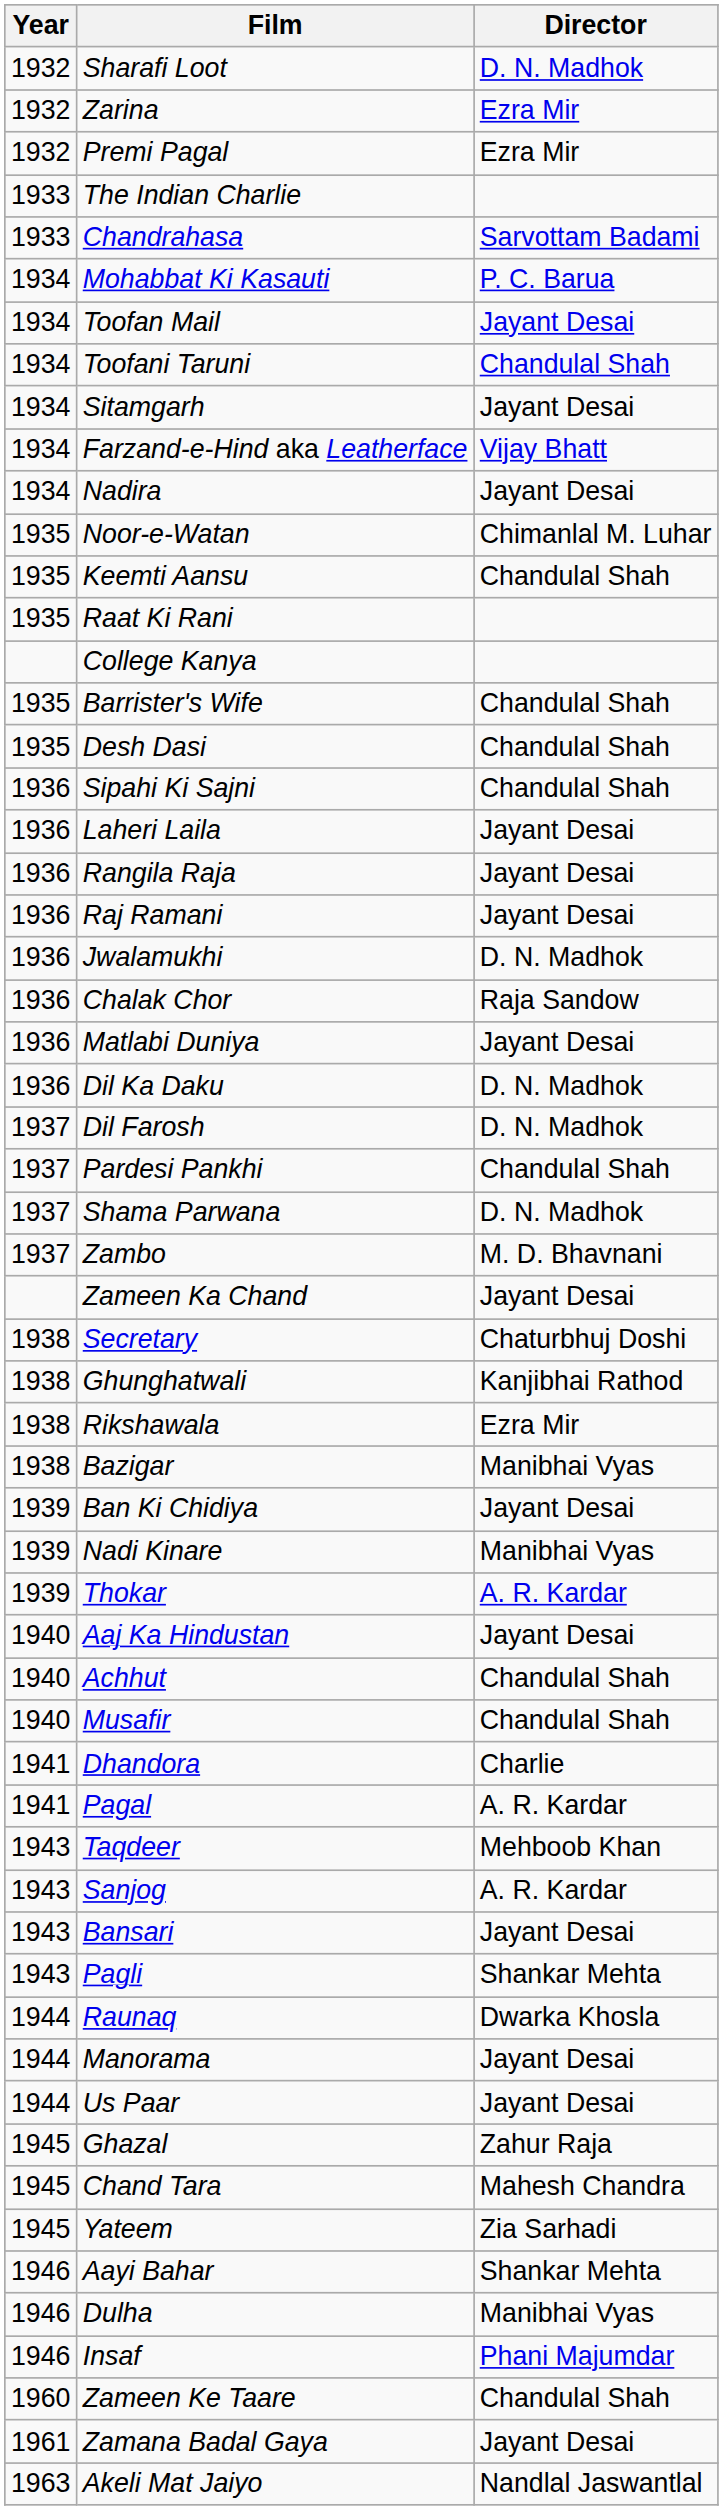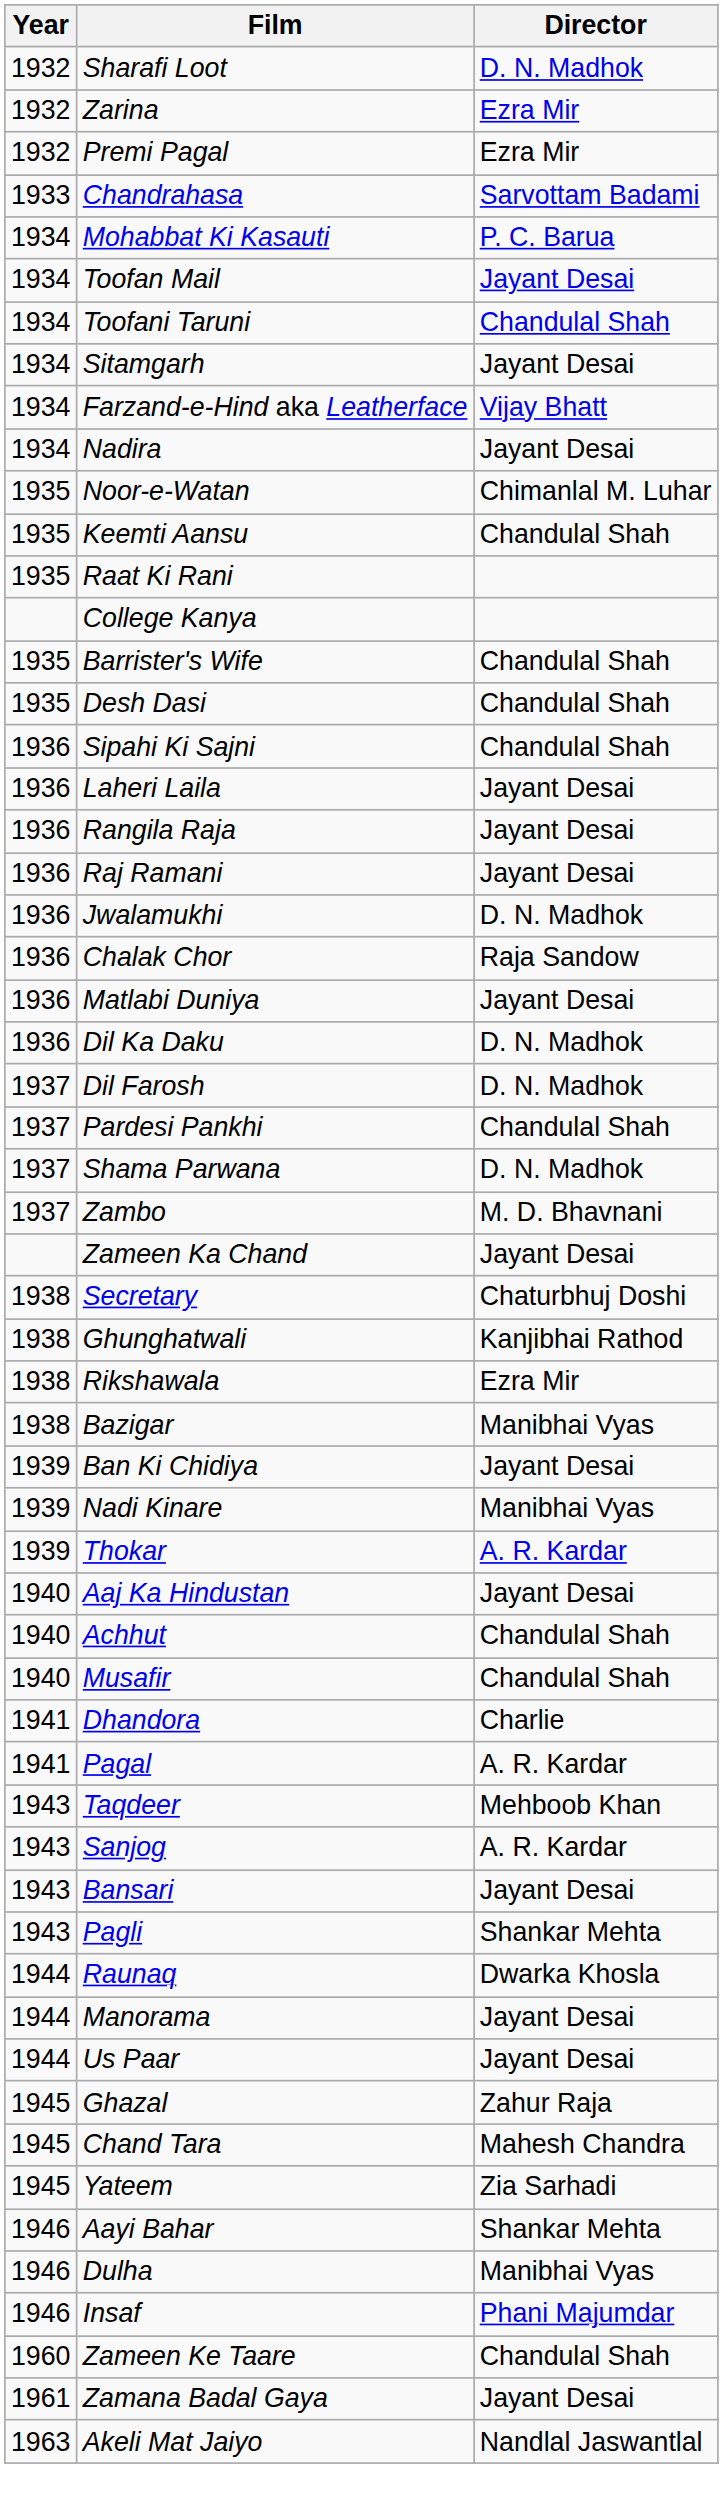- row: (192, 195)
